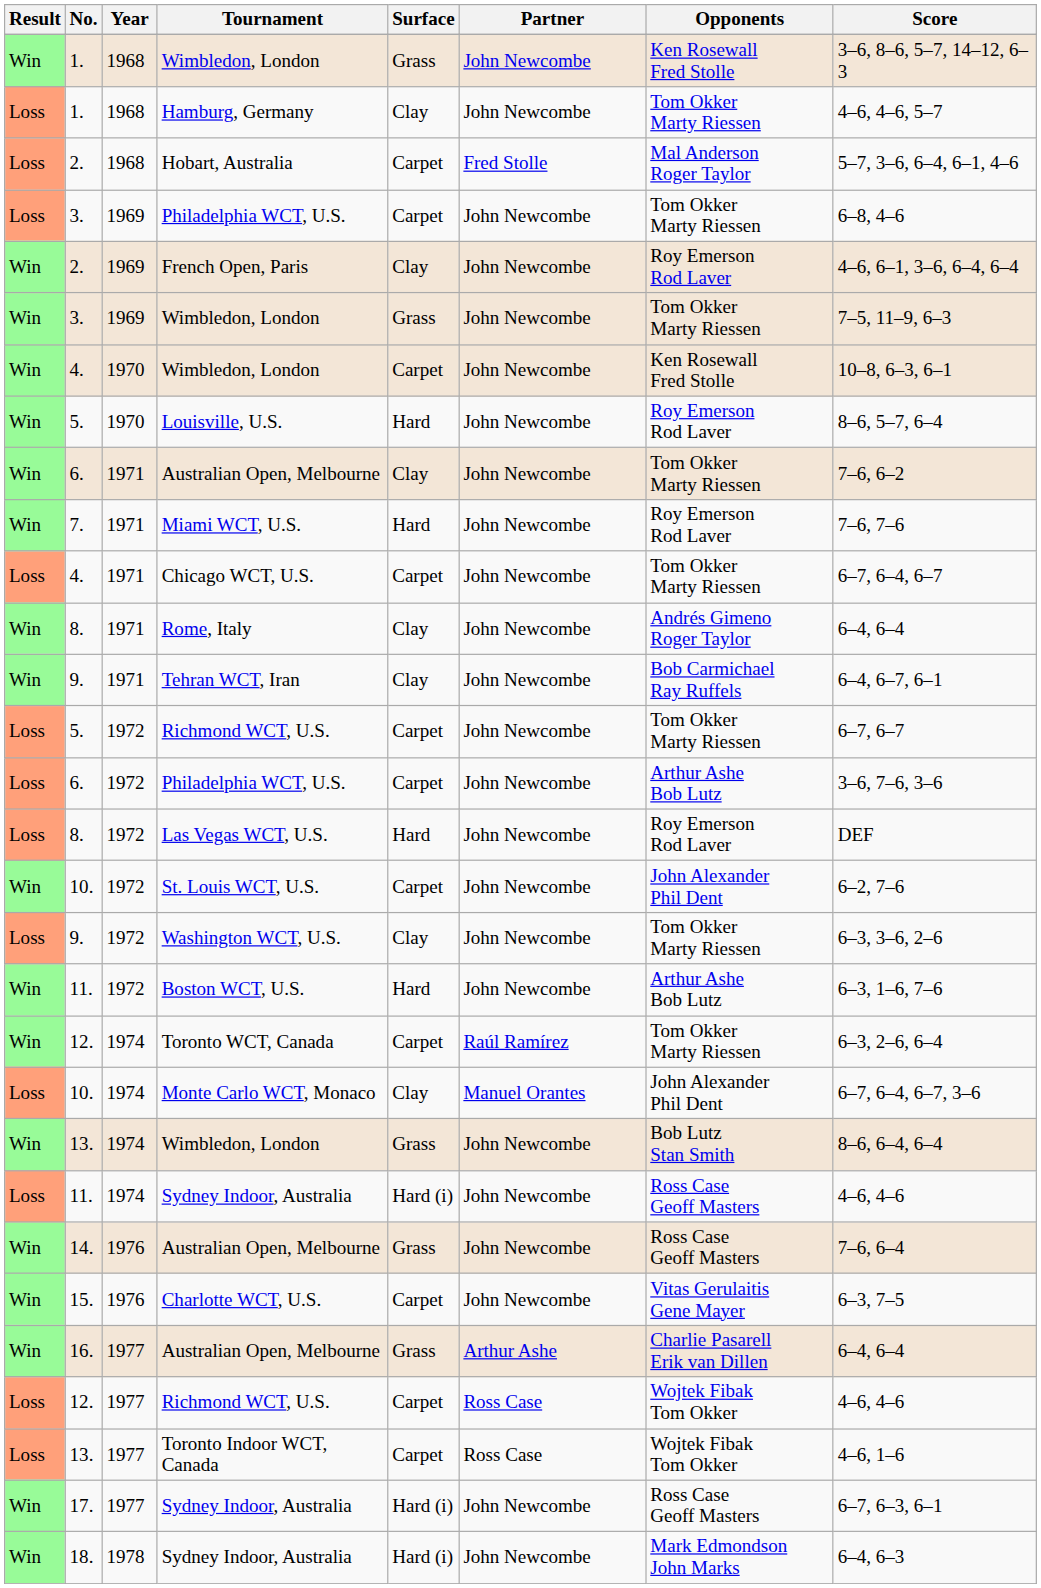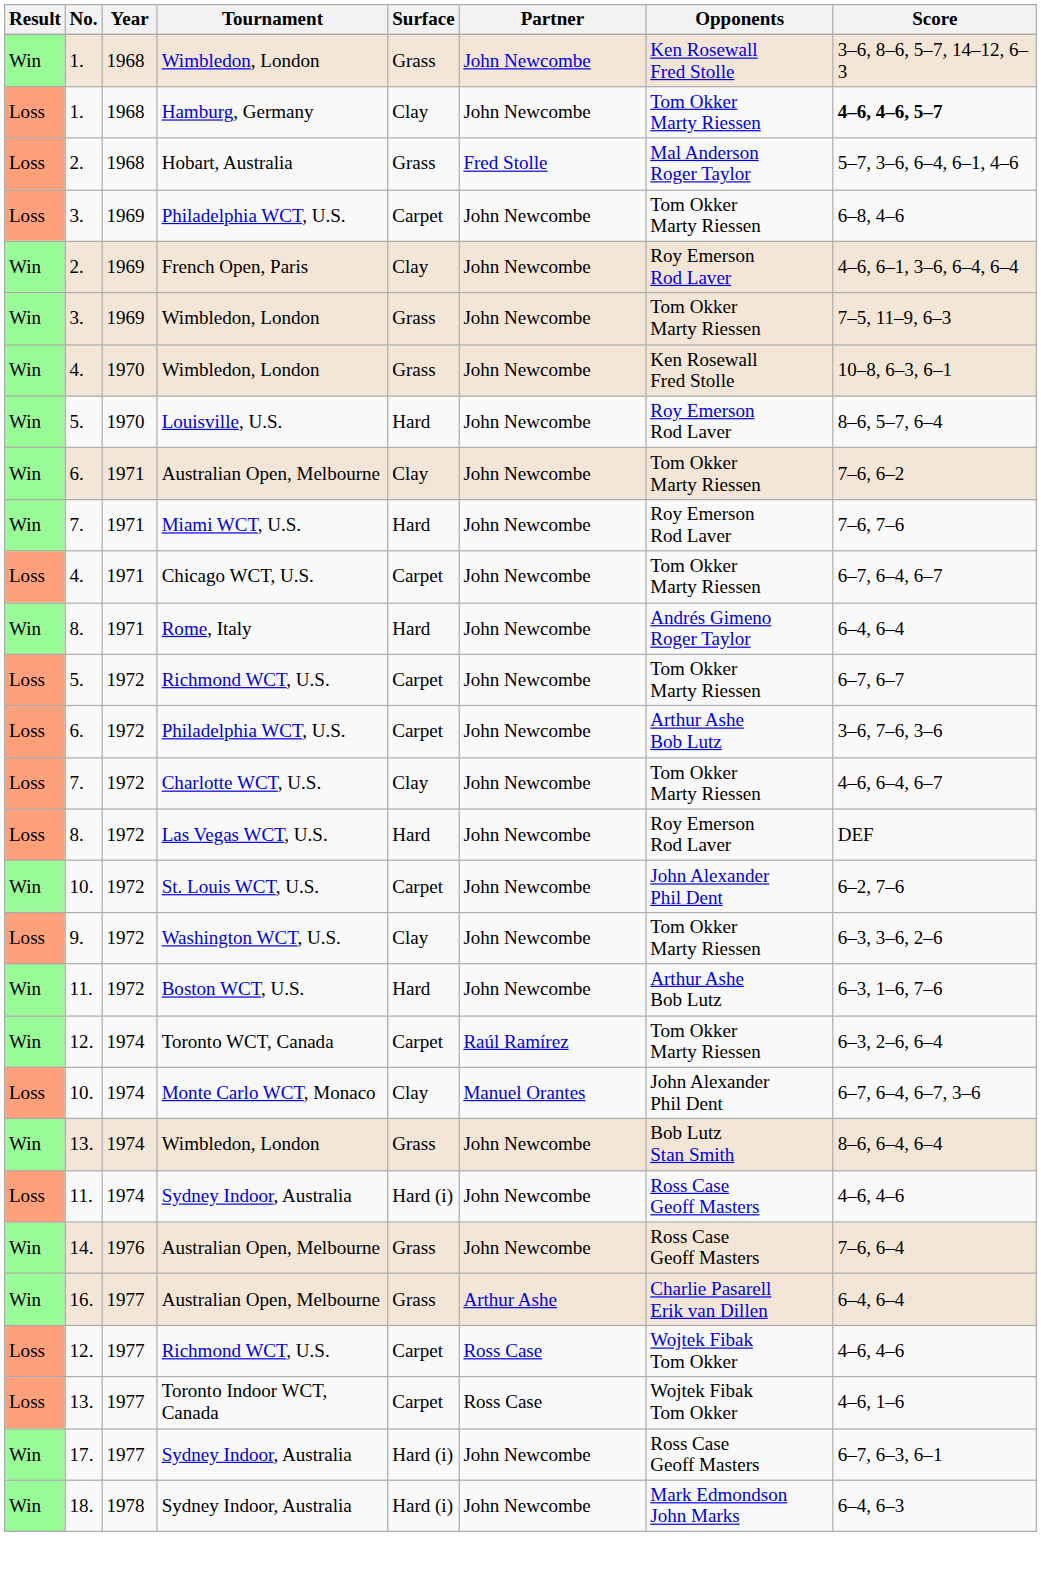(890, 112) normal -> (890, 112) bold
(418, 163) Carpet -> (414, 163) Grass
(418, 370) Carpet -> (414, 370) Grass
(410, 628) Clay -> (411, 628) Hard
- row: (77, 679)
+ row: (77, 783)
- row: (81, 1299)
